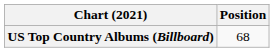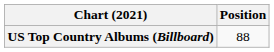(243, 36) 68 -> (243, 36) 88
